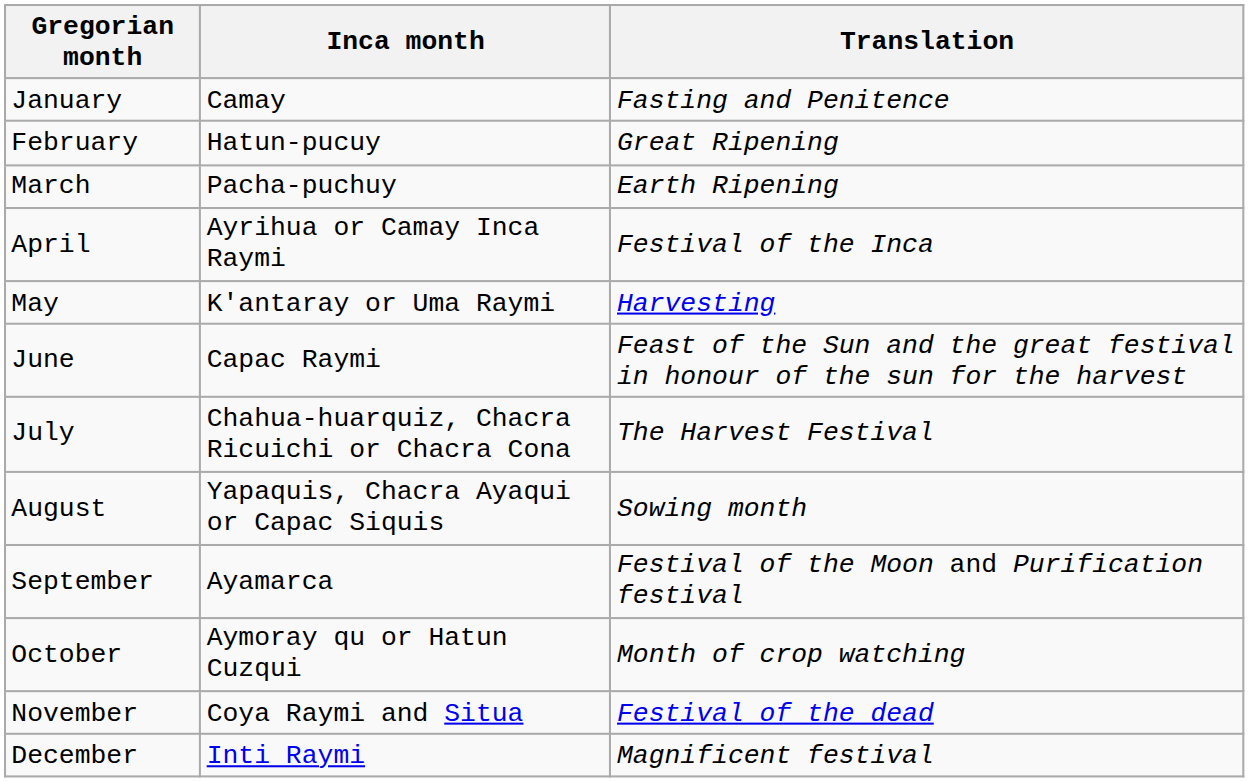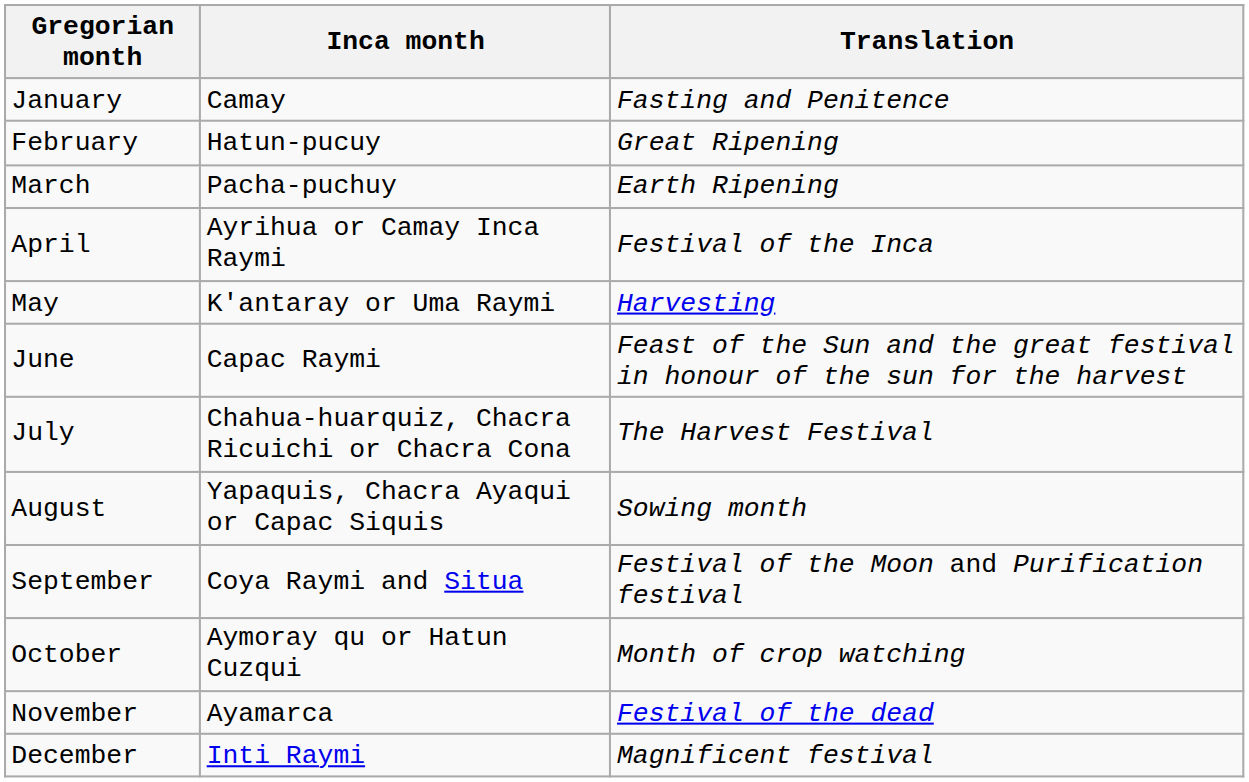(270, 581) Ayamarca -> (365, 581) Coya Raymi and Situa
(365, 713) Coya Raymi and Situa -> (270, 713) Ayamarca
